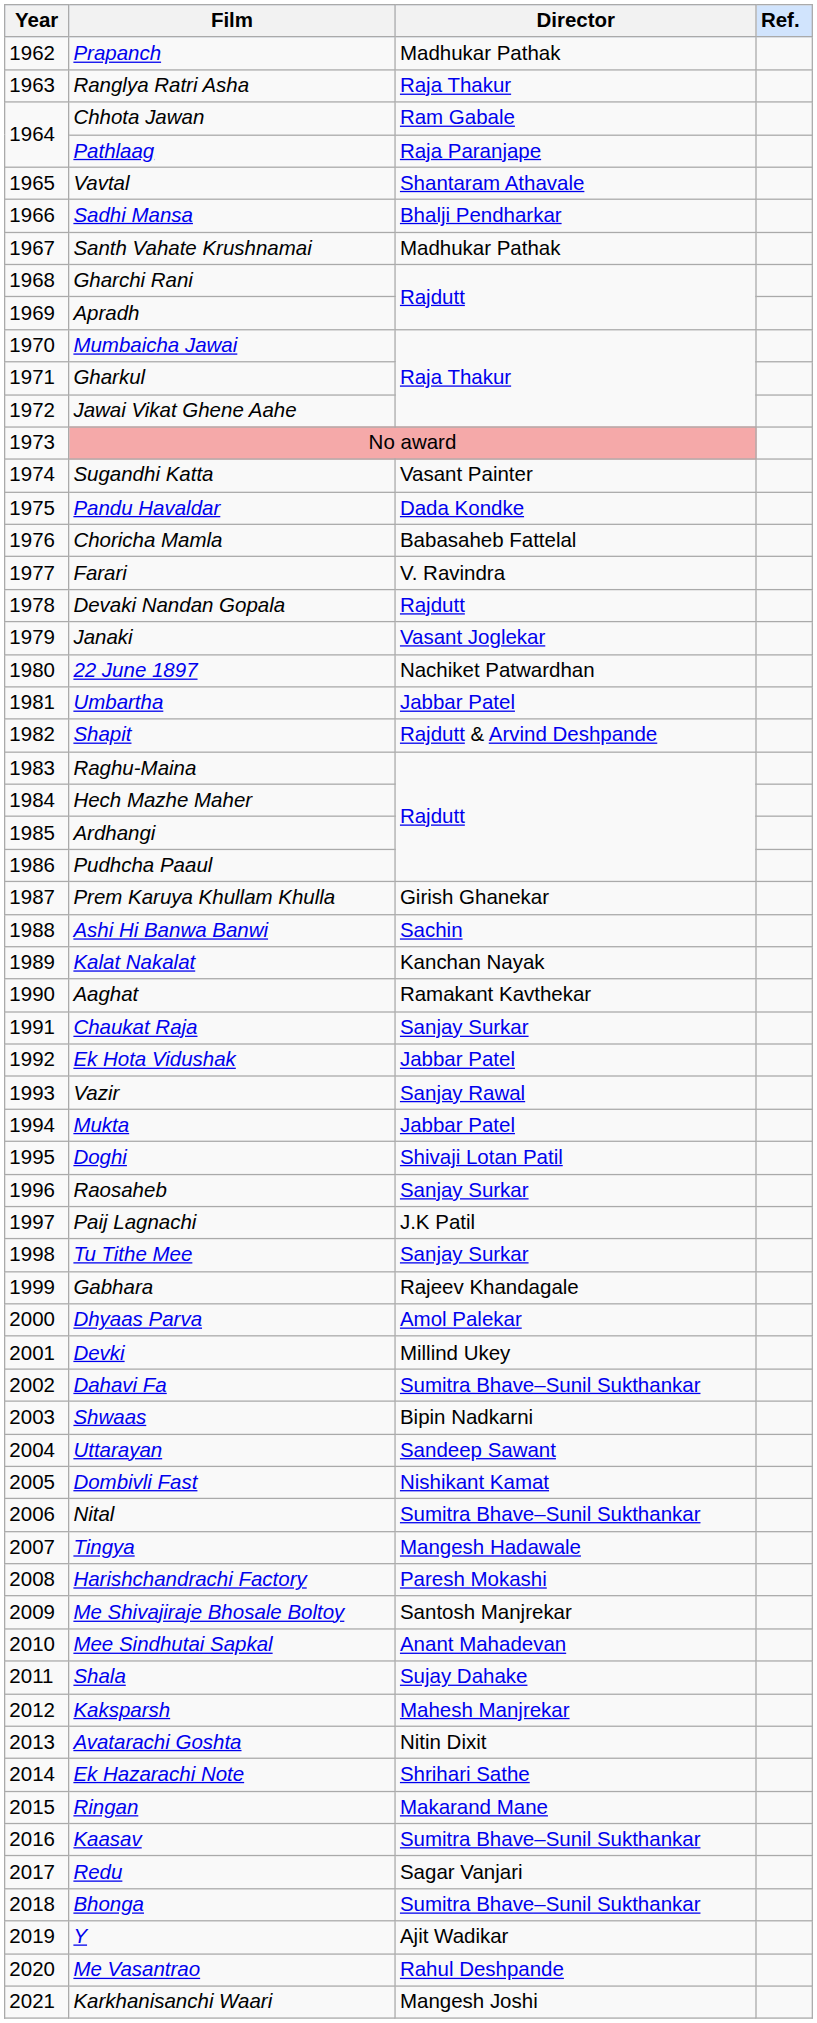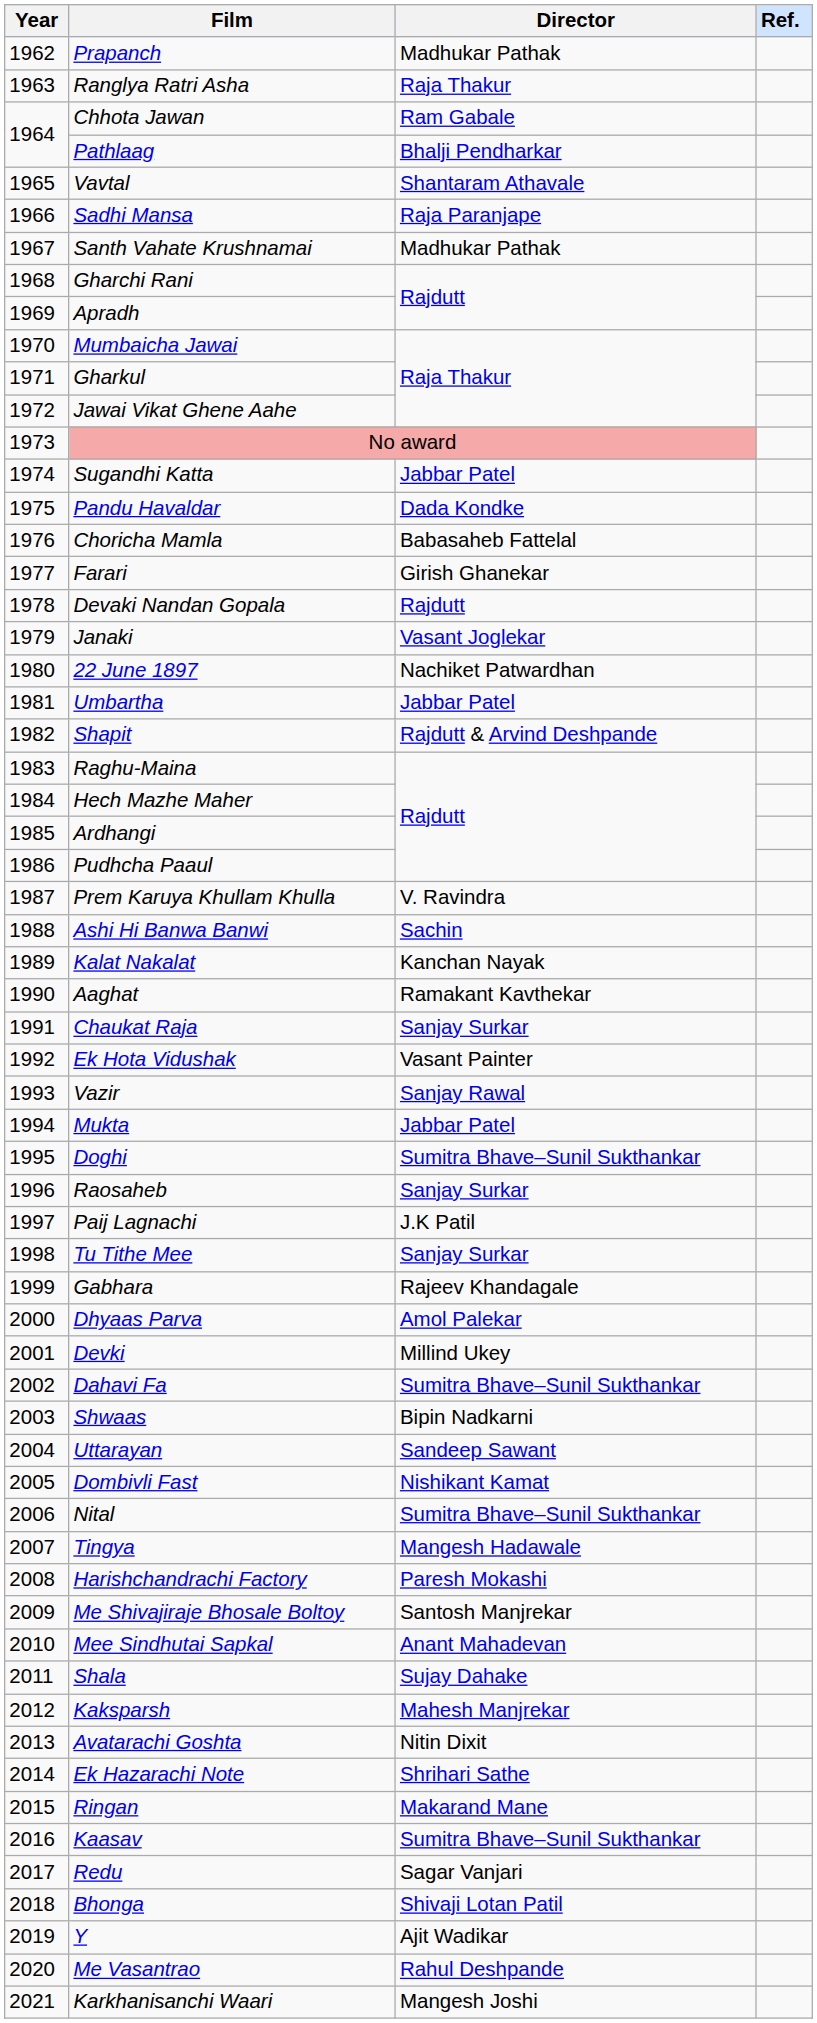(471, 150) Raja Paranjape -> (481, 150) Bhalji Pendharkar
(481, 215) Bhalji Pendharkar -> (471, 215) Raja Paranjape
(466, 475) Vasant Painter -> (457, 475) Jabbar Patel
(452, 572) V. Ravindra -> (474, 572) Girish Ghanekar
(474, 897) Girish Ghanekar -> (452, 897) V. Ravindra
(457, 1060) Jabbar Patel -> (466, 1060) Vasant Painter
(481, 1157) Shivaji Lotan Patil -> (550, 1157) Sumitra Bhave–Sunil Sukthankar
(550, 1904) Sumitra Bhave–Sunil Sukthankar -> (481, 1904) Shivaji Lotan Patil
